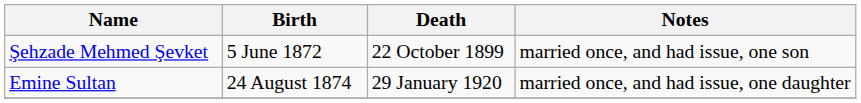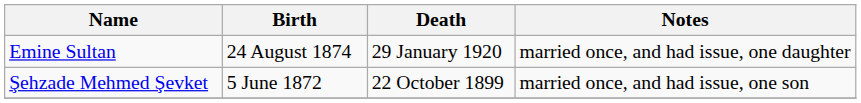rows swapped: (109, 51) <-> (62, 82)
